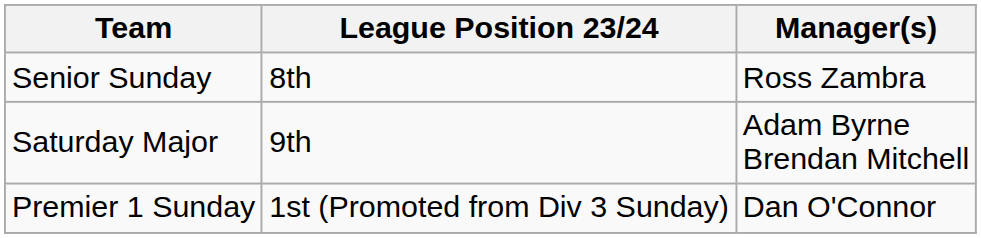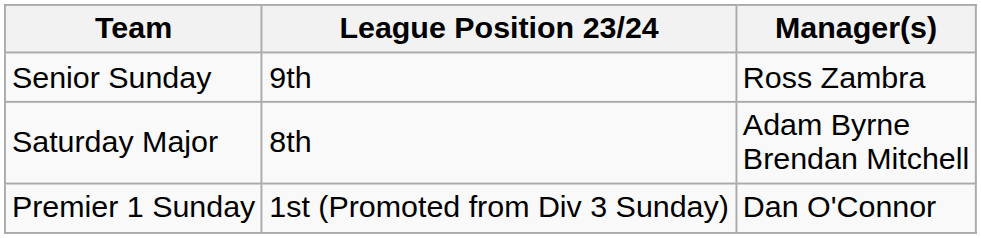(290, 76) 8th -> (290, 76) 9th
(290, 142) 9th -> (290, 142) 8th
